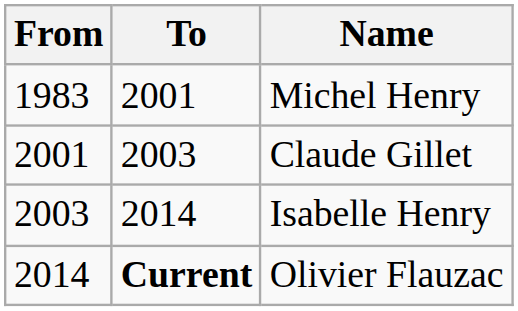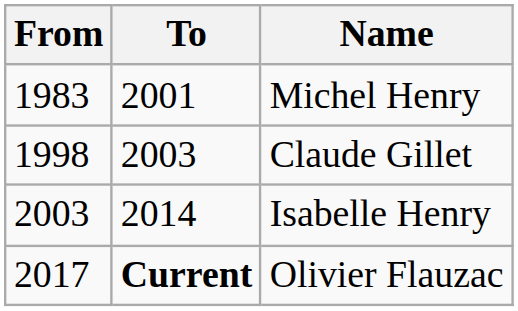(52, 154) 2001 -> (52, 154) 1998
(52, 273) 2014 -> (52, 273) 2017
